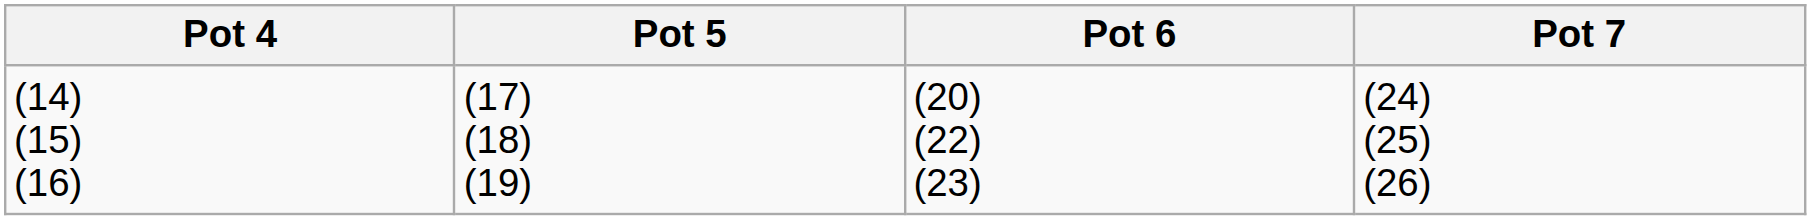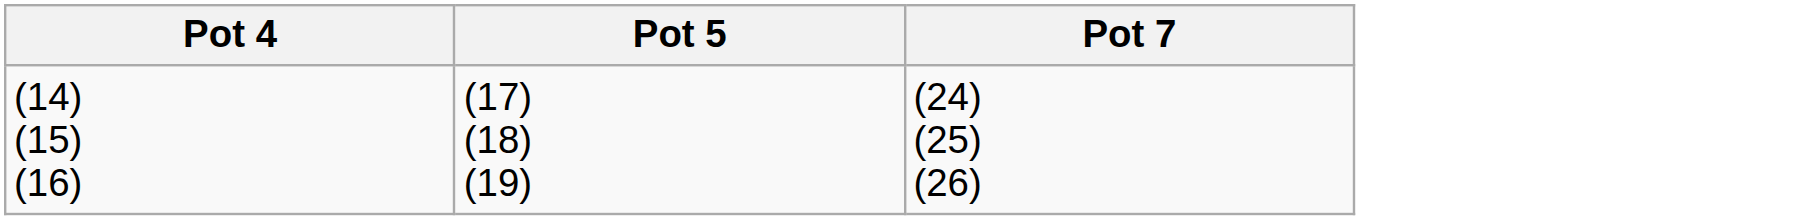- column: (1129, 34)
